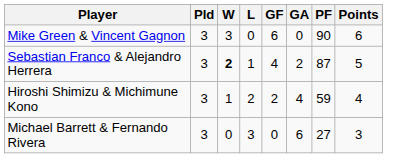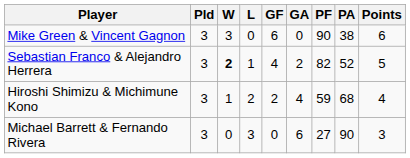+ column: (347, 14)
(324, 63) 87 -> (324, 63) 82
